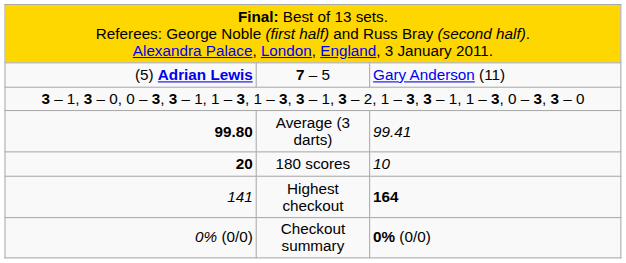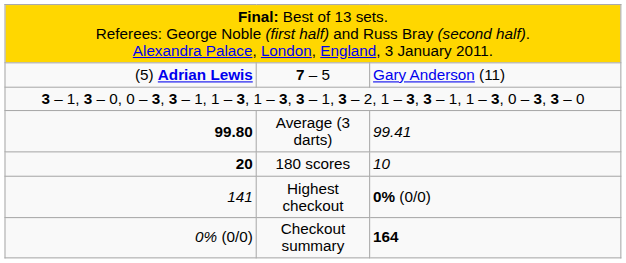(386, 197) 164 -> (402, 197) 0% (0/0)
(402, 238) 0% (0/0) -> (386, 238) 164
